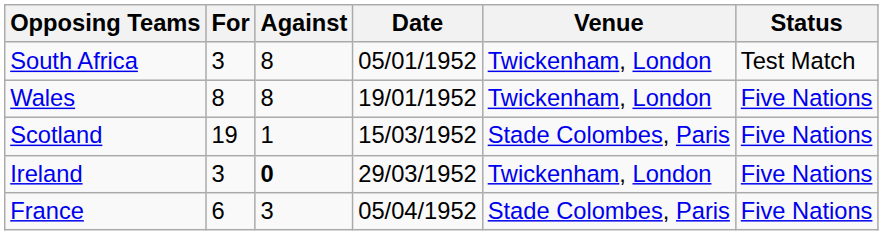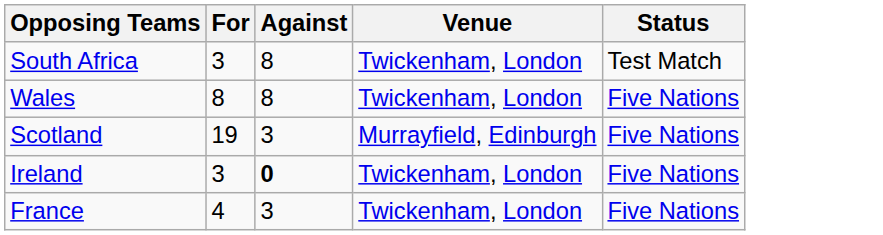- column: (418, 23)
(267, 135) 1 -> (267, 135) 3
(609, 135) Stade Colombes, Paris -> (477, 135) Murrayfield, Edinburgh
(218, 211) 6 -> (218, 211) 4
(609, 211) Stade Colombes, Paris -> (470, 211) Twickenham, London
